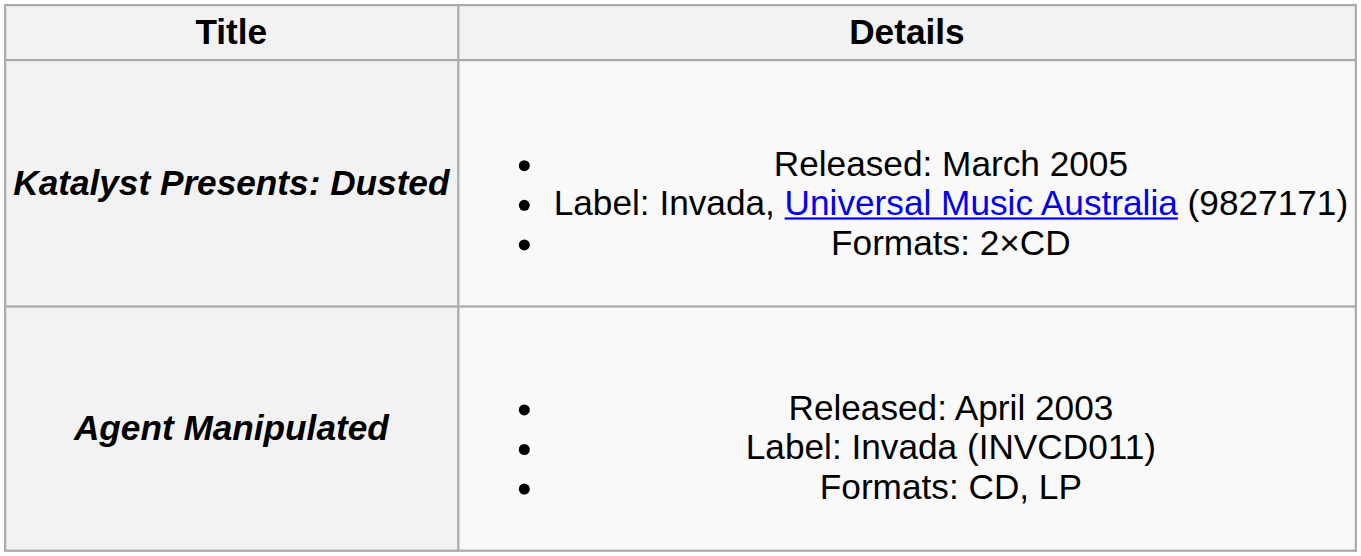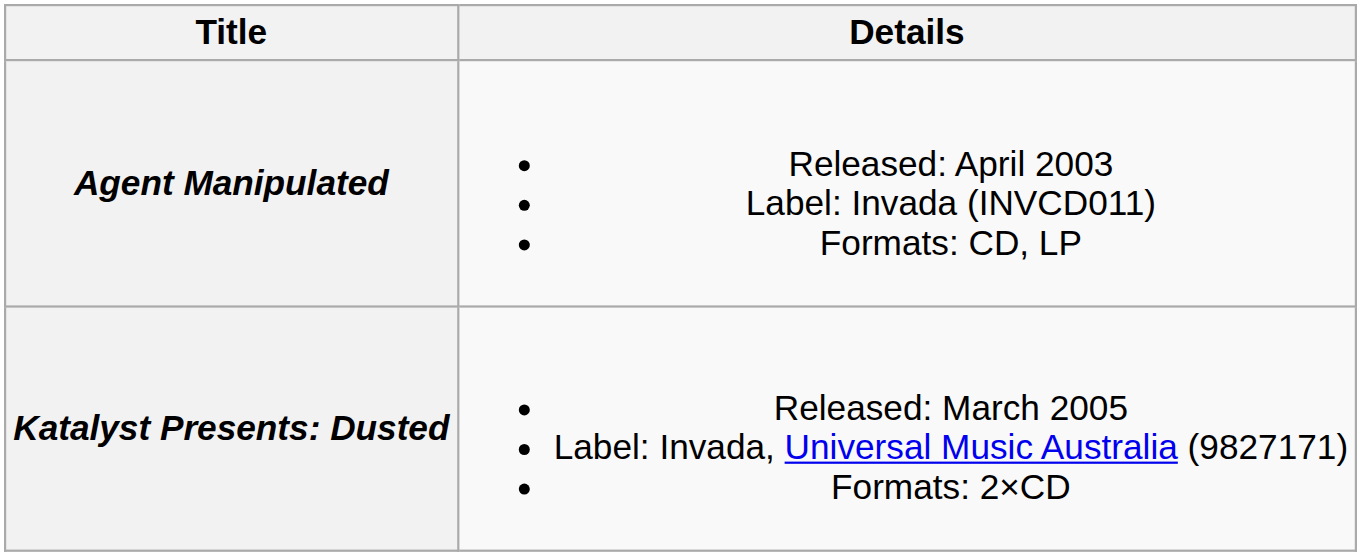rows swapped: (231, 427) <-> (231, 182)
